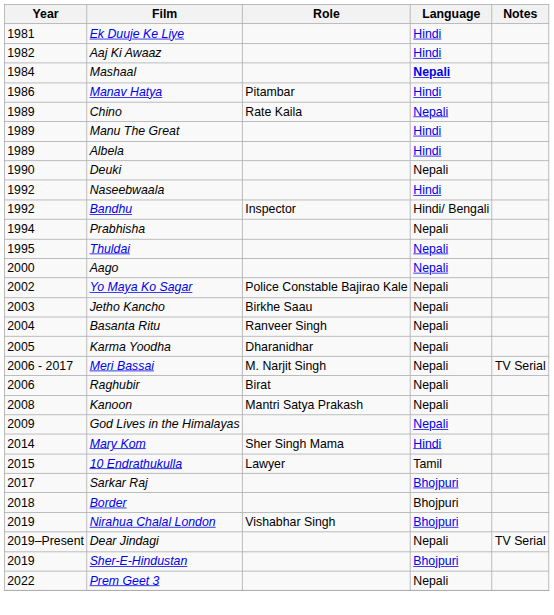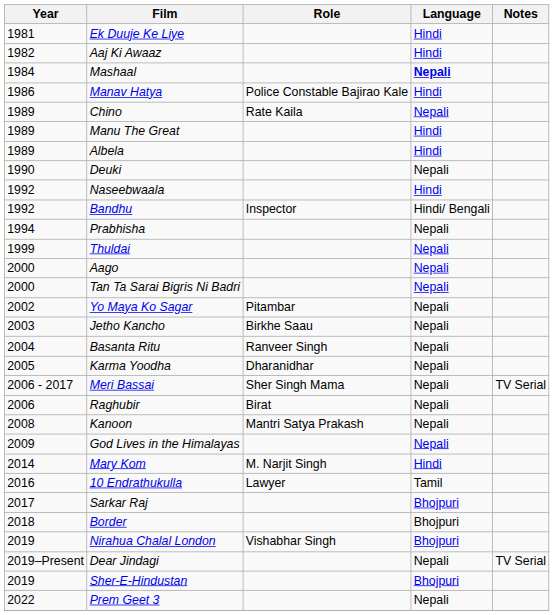(270, 92) Pitambar -> (327, 92) Police Constable Bajirao Kale
(21, 248) 1995 -> (21, 248) 1999
+ row: (165, 287)
(326, 287) Police Constable Bajirao Kale -> (270, 307) Pitambar
(286, 365) M. Narjit Singh -> (295, 385) Sher Singh Mama
(295, 444) Sher Singh Mama -> (286, 463) M. Narjit Singh
(21, 463) 2015 -> (21, 483) 2016
